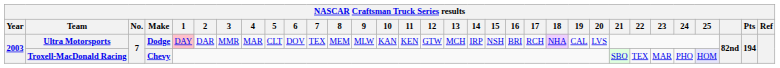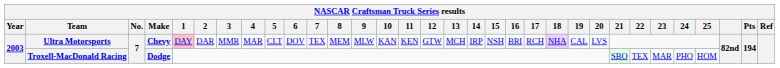(159, 41) Dodge -> (159, 41) Chevy
(159, 56) Chevy -> (159, 56) Dodge
(707, 56) lavender background -> (707, 56) no background
